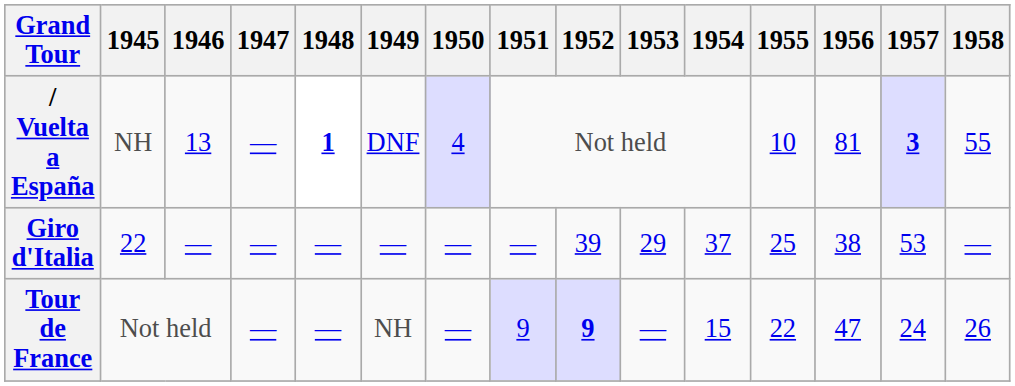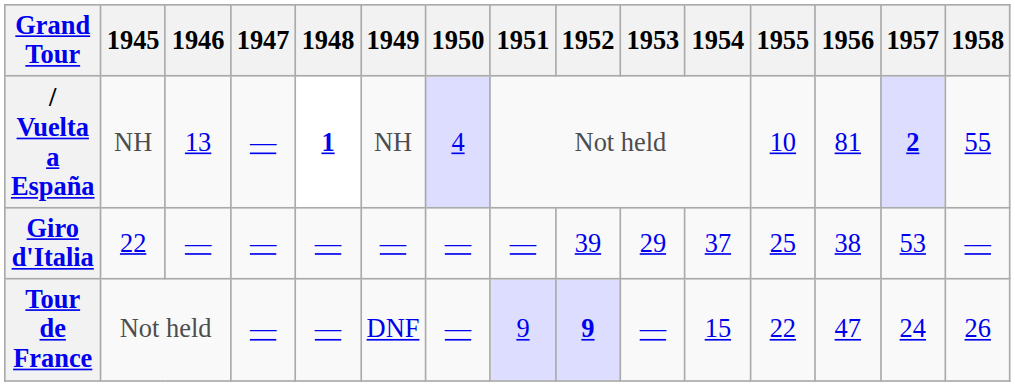(393, 141) DNF -> (393, 141) NH
(913, 141) 3 -> (913, 141) 2
(393, 329) NH -> (393, 329) DNF
